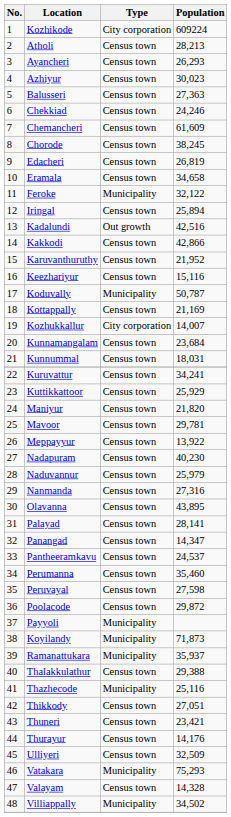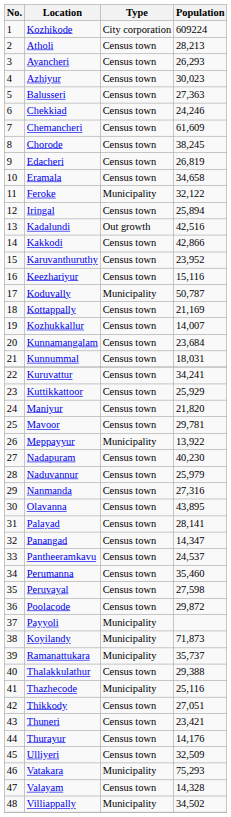(190, 260) 21,952 -> (190, 260) 23,952
(137, 326) City corporation -> (129, 326) Census town
(129, 441) Census town -> (130, 441) Municipality
(190, 656) 35,937 -> (190, 656) 35,737
